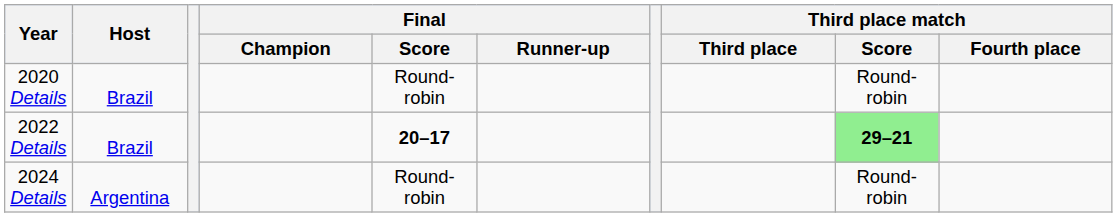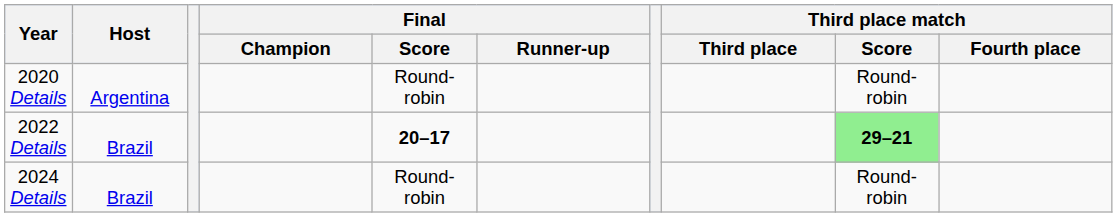(130, 98) Brazil -> (130, 98) Argentina
(130, 198) Argentina -> (130, 198) Brazil
